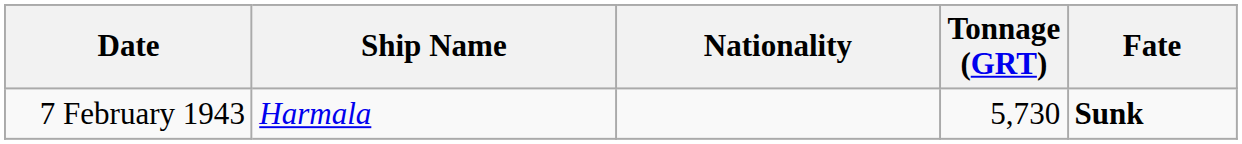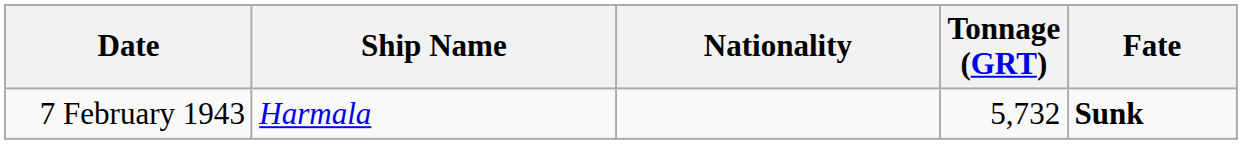(1025, 113) 5,730 -> (1025, 113) 5,732
